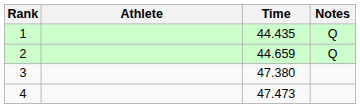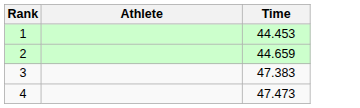- column: (333, 14)
(276, 34) 44.435 -> (276, 34) 44.453
(276, 73) 47.380 -> (276, 73) 47.383
